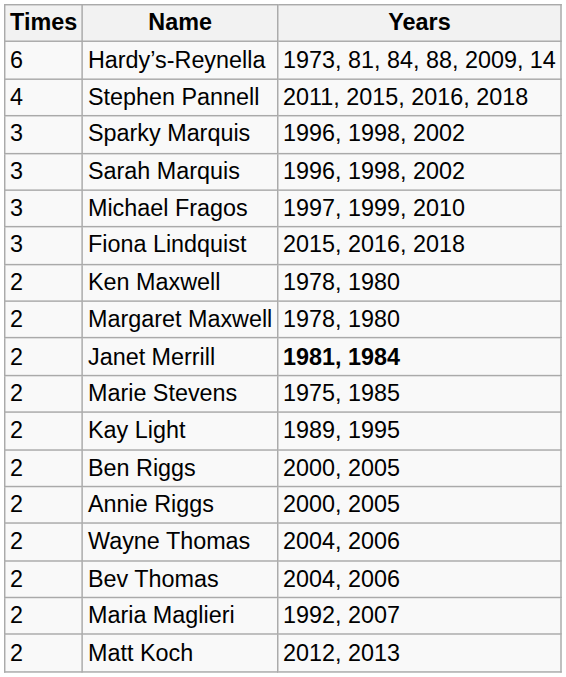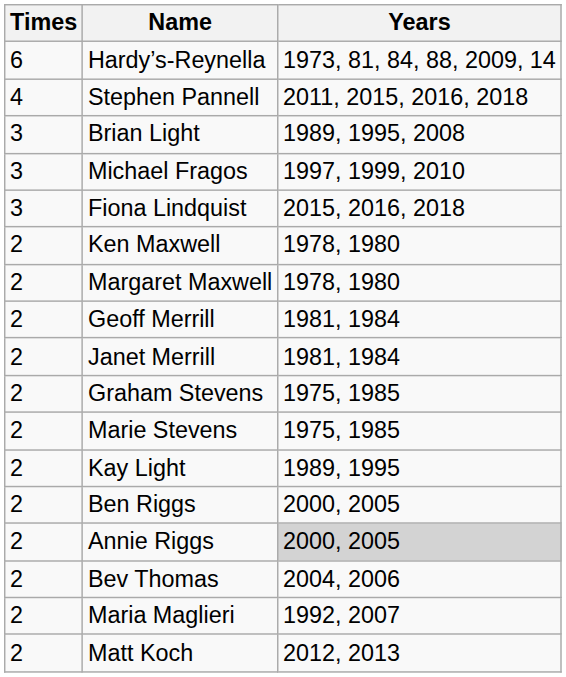- row: (169, 134)
- row: (164, 171)
+ row: (144, 134)
+ row: (151, 319)
(342, 356) bold -> (342, 356) normal
+ row: (176, 393)
(342, 504) no background -> (342, 541) lightgrey background
- row: (169, 541)
